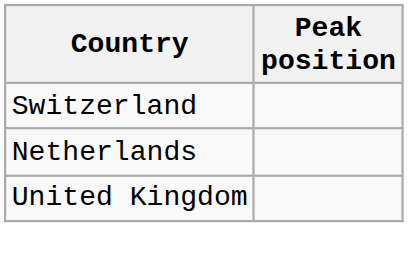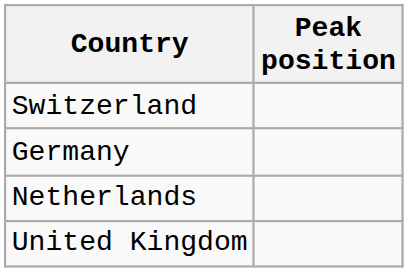+ row: (71, 152)
